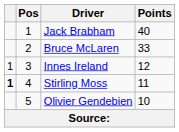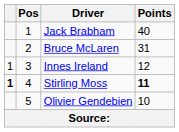(144, 48) 33 -> (144, 48) 31
(143, 84) normal -> (144, 84) bold
